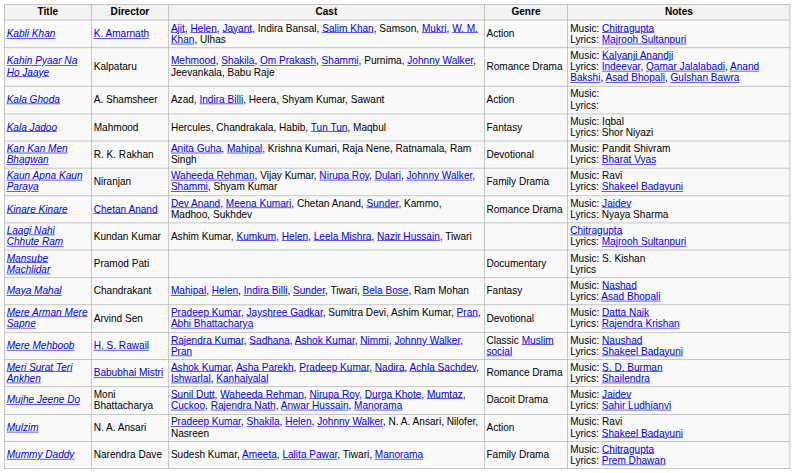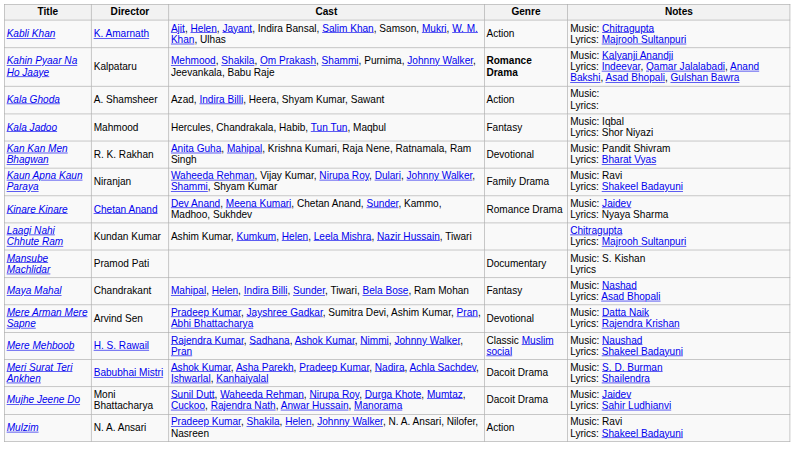(524, 67) normal -> (509, 67) bold
(524, 373) Romance Drama -> (517, 373) Dacoit Drama
- row: (41, 455)
